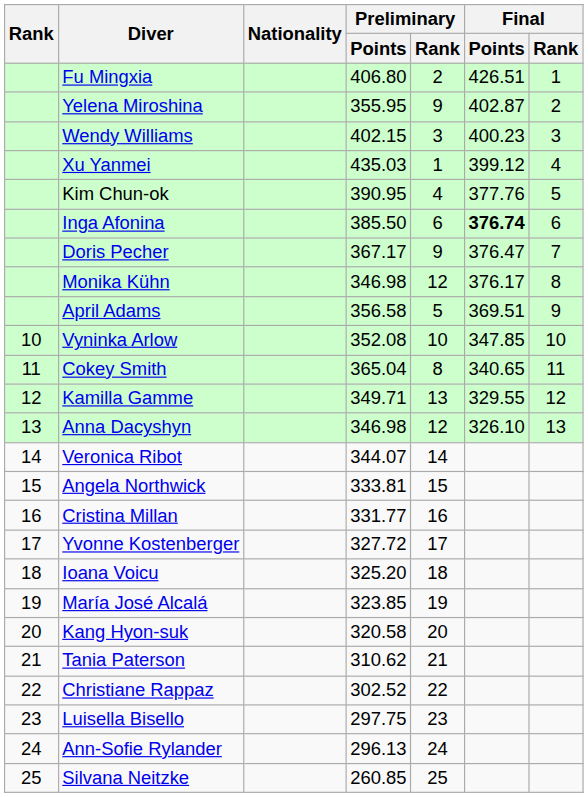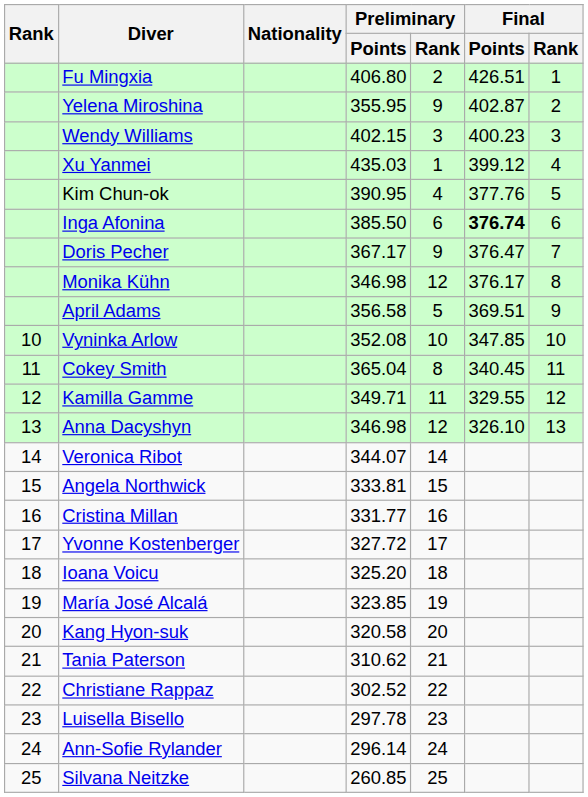(497, 369) 340.65 -> (497, 369) 340.45
(438, 398) 13 -> (438, 398) 11
(378, 719) 297.75 -> (378, 719) 297.78
(378, 748) 296.13 -> (378, 748) 296.14
